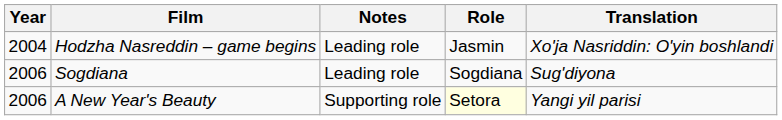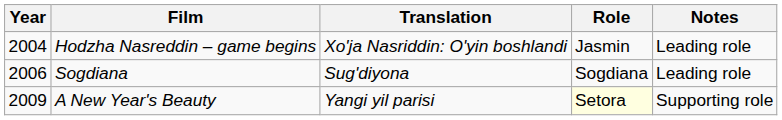columns swapped: (652, 18) <-> (383, 18)
(28, 100) 2006 -> (28, 100) 2009
